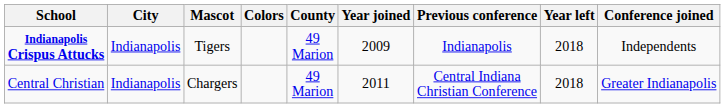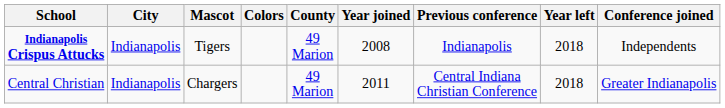(376, 45) 2009 -> (376, 45) 2008
